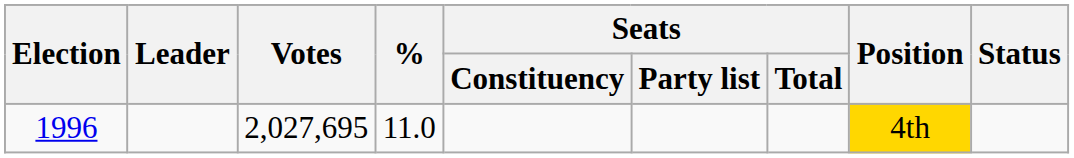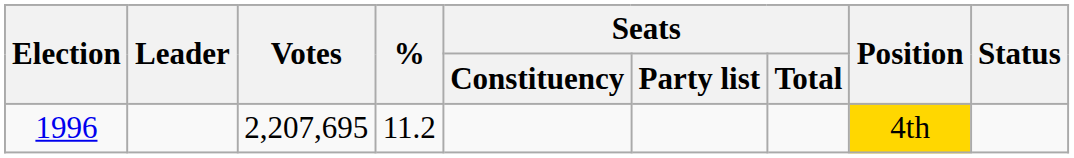(306, 127) 2,027,695 -> (306, 127) 2,207,695
(409, 127) 11.0 -> (409, 127) 11.2
